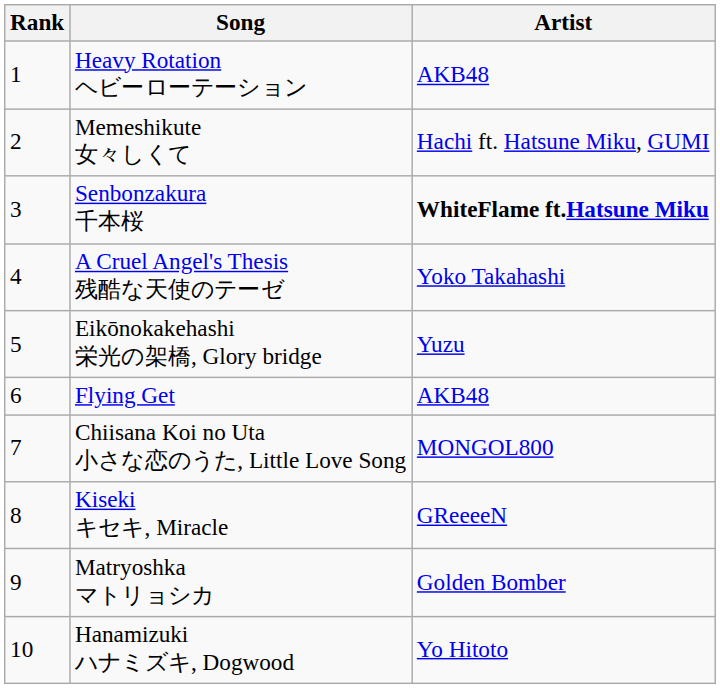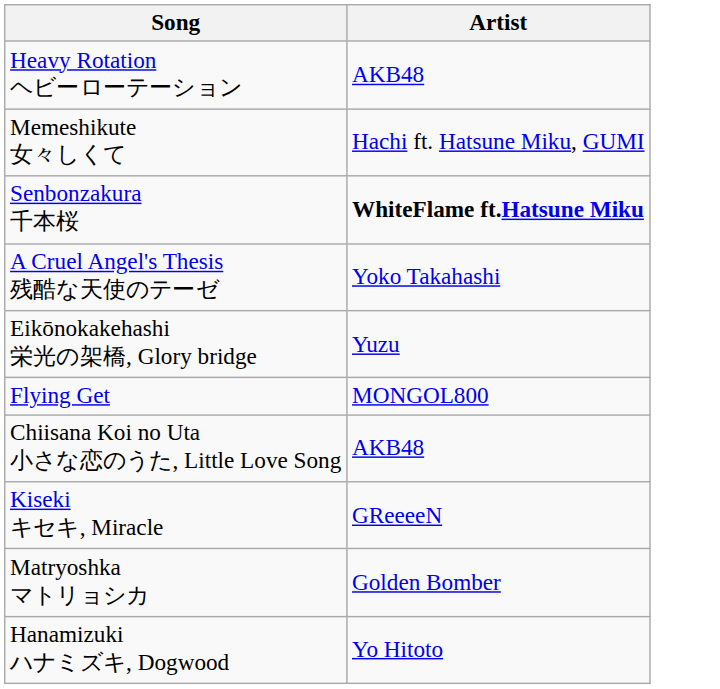- column: (37, 22)
(453, 395) AKB48 -> (420, 395) MONGOL800
(485, 447) MONGOL800 -> (388, 447) AKB48
